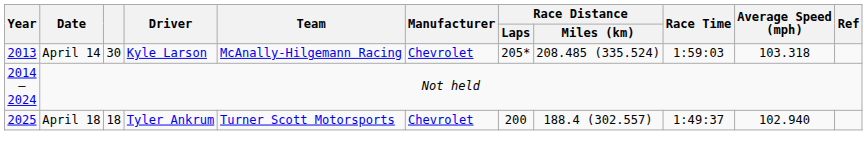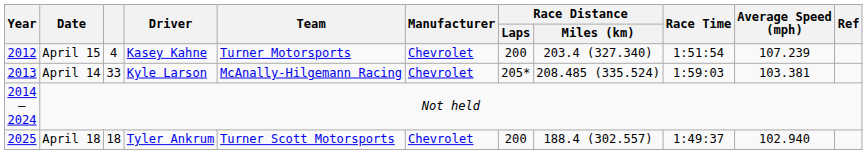+ row: (71, 54)
(114, 54) 30 -> (114, 73) 33
(784, 54) 103.318 -> (784, 73) 103.381
